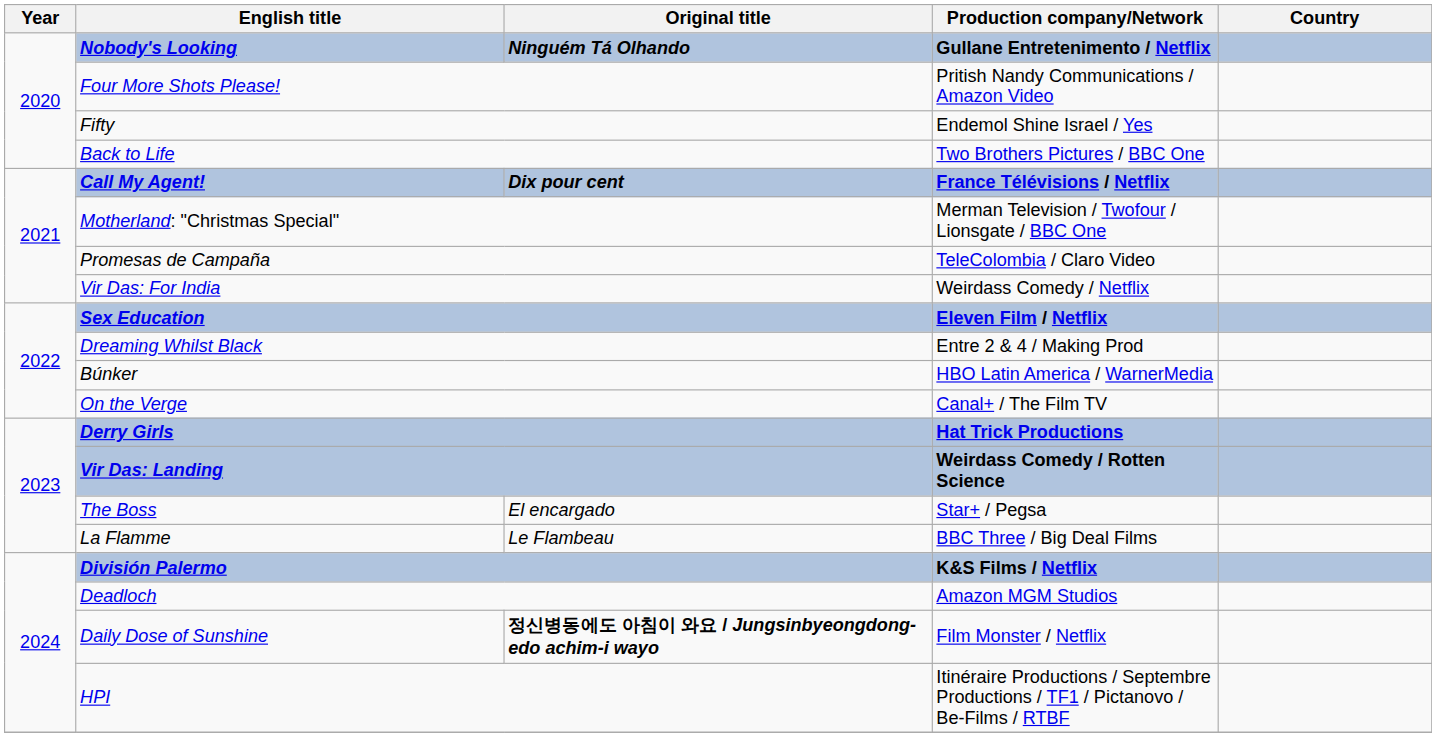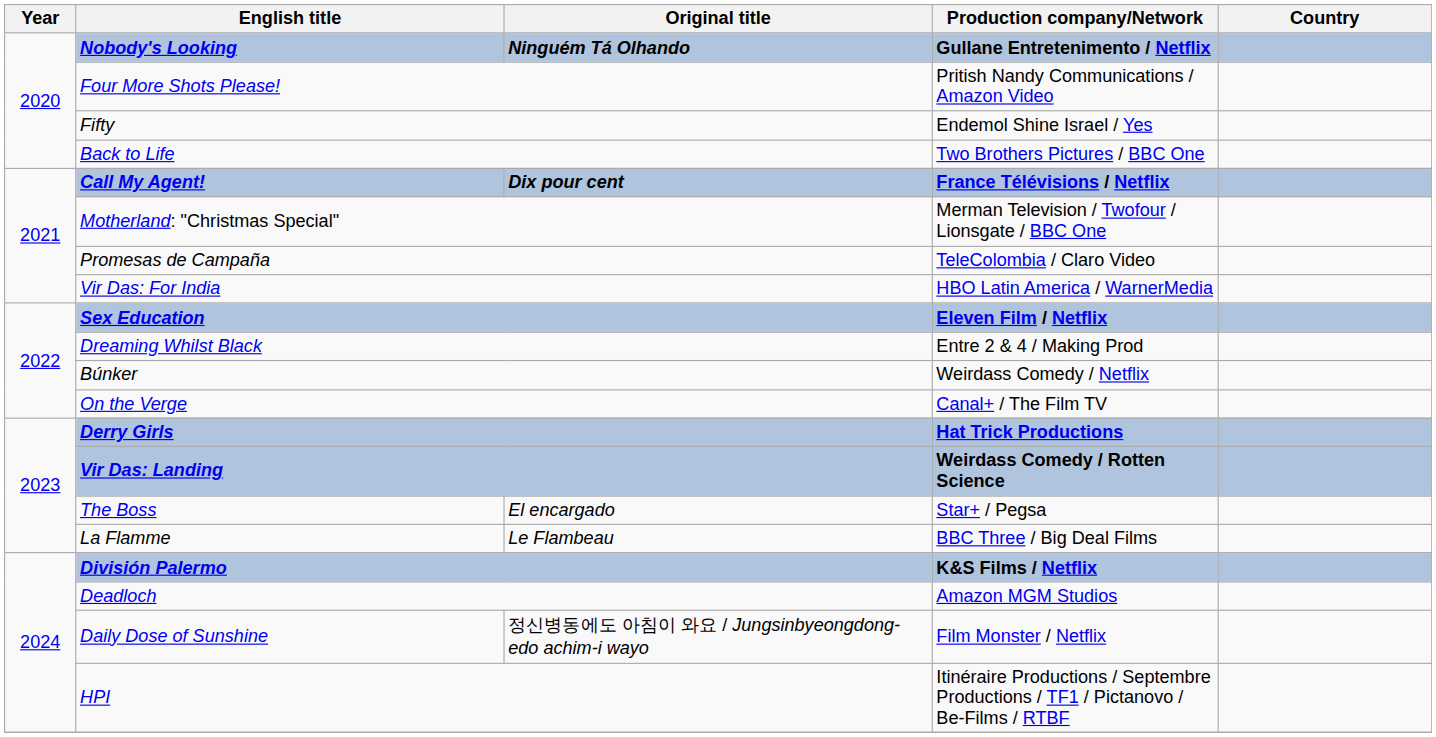(1043, 288) Weirdass Comedy / Netflix -> (1075, 288) HBO Latin America / WarnerMedia
(1075, 374) HBO Latin America / WarnerMedia -> (1043, 374) Weirdass Comedy / Netflix
(712, 637) bold -> (704, 637) normal
